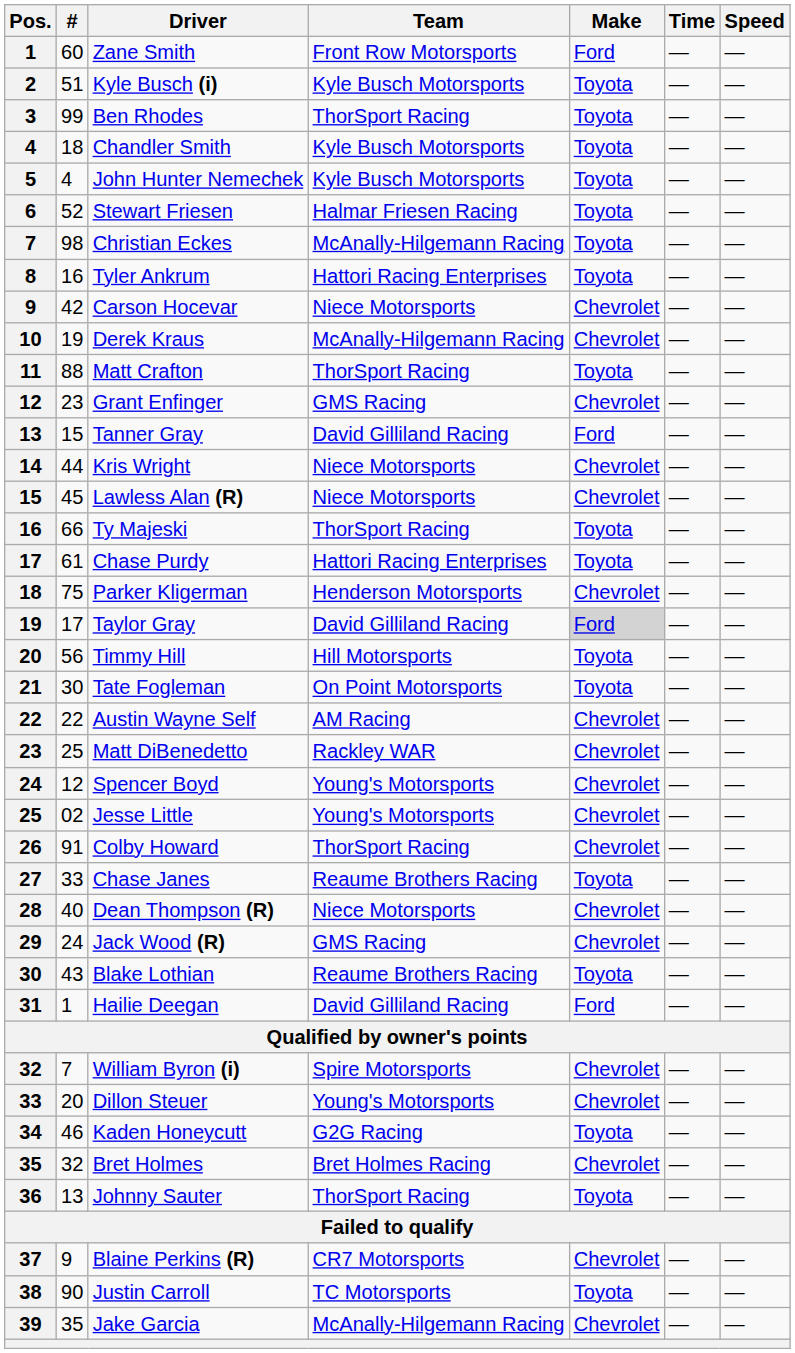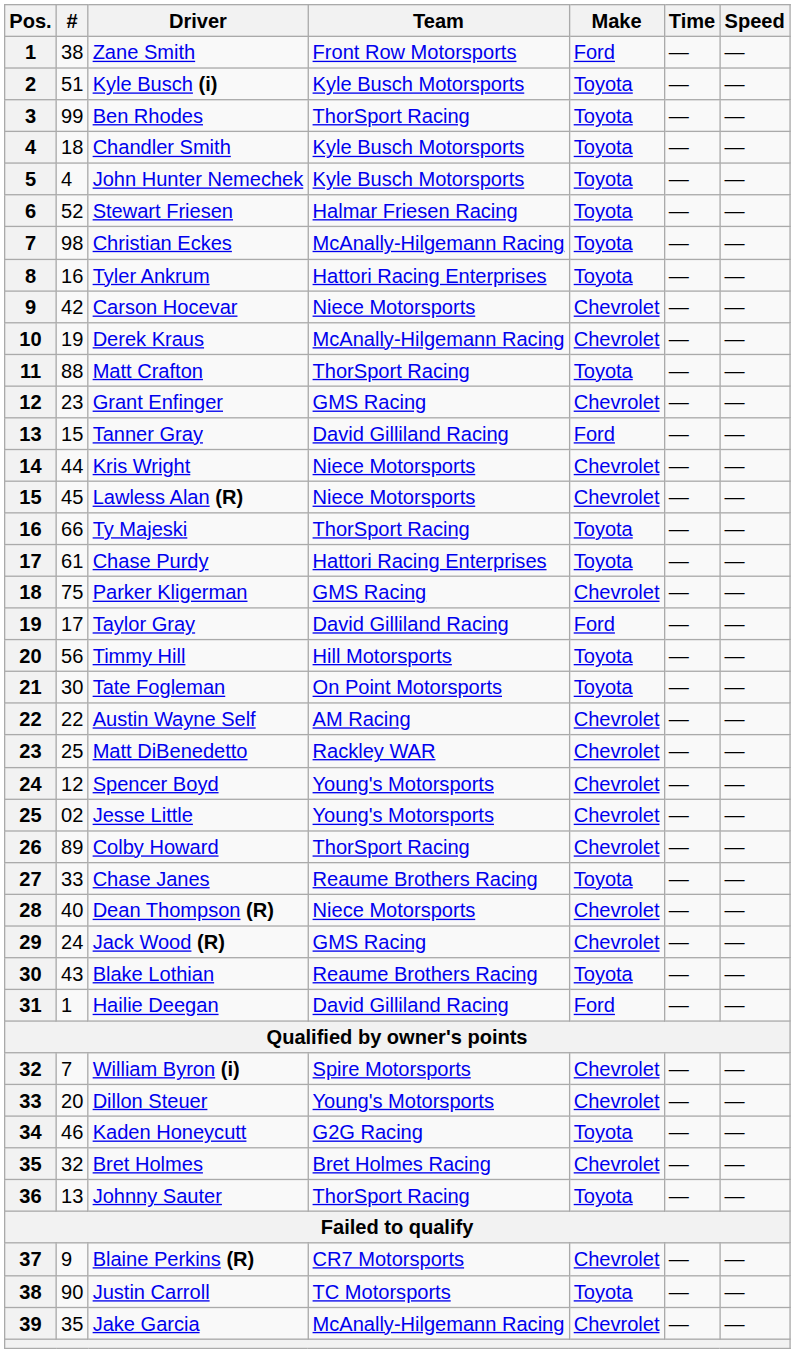(72, 52) 60 -> (72, 52) 38
(417, 592) Henderson Motorsports -> (369, 592) GMS Racing
(594, 624) lightgrey background -> (594, 624) no background
(72, 847) 91 -> (72, 847) 89
